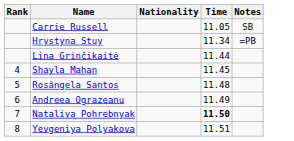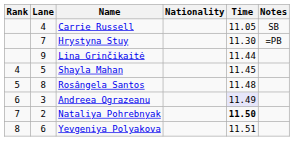+ column: (43, 12)
(216, 41) 11.34 -> (242, 41) 11.30
(216, 99) no background -> (242, 99) lavender background
